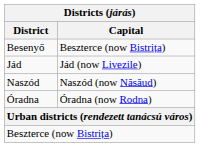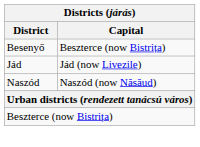- row: (23, 99)
